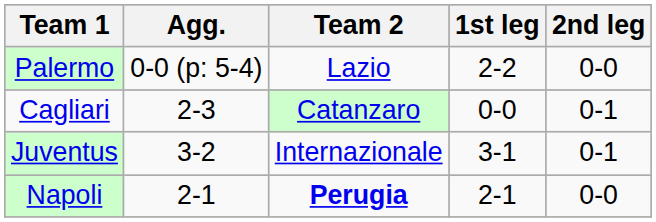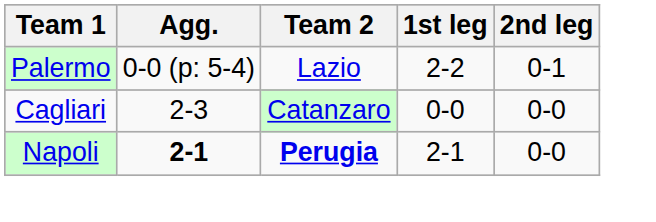(599, 68) 0-0 -> (547, 68) 0-1
(599, 110) 0-1 -> (547, 110) 0-0
- row: (64, 152)
(196, 195) normal -> (189, 152) bold
